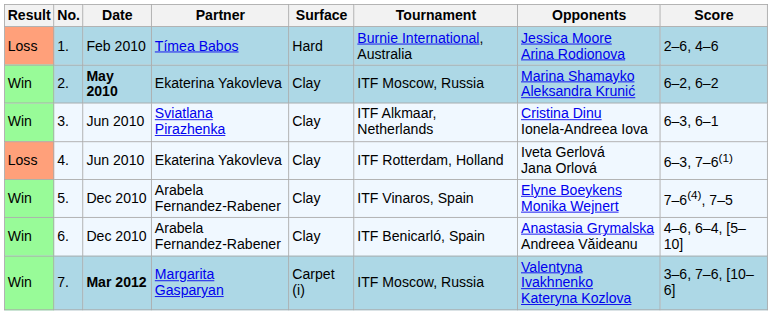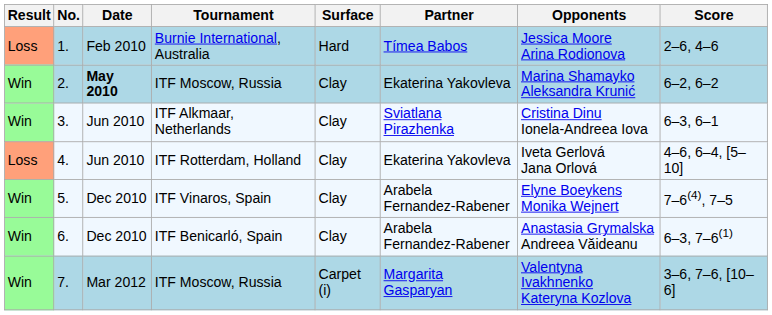columns swapped: (436, 15) <-> (220, 15)
(698, 160) 6–3, 7–6(1) -> (705, 160) 4–6, 6–4, [5–10]
(705, 236) 4–6, 6–4, [5–10] -> (698, 236) 6–3, 7–6(1)
(117, 282) bold -> (116, 282) normal
